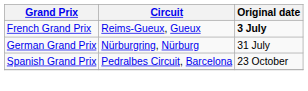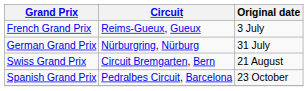(252, 28) bold -> (251, 28) normal
+ row: (46, 61)
